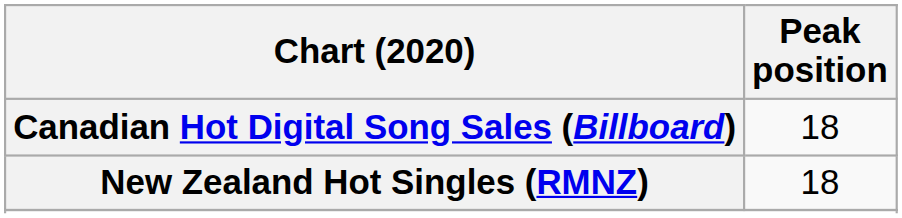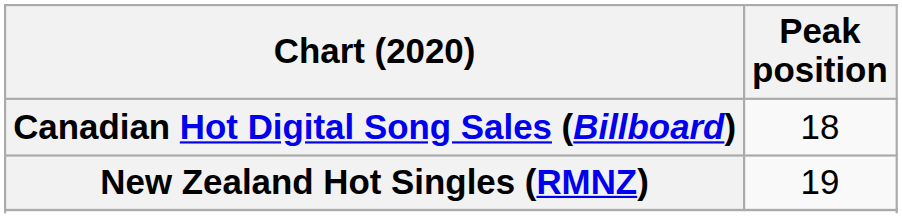(820, 182) 18 -> (820, 182) 19
